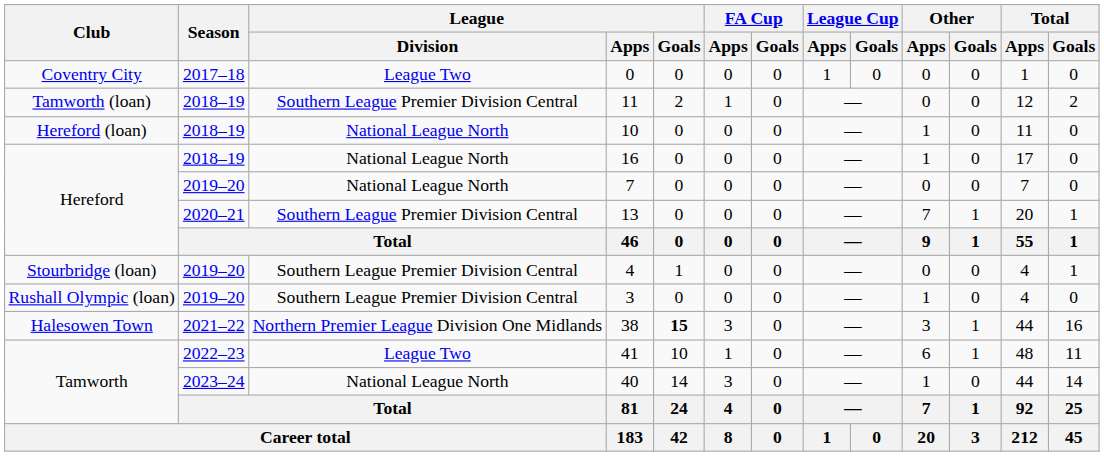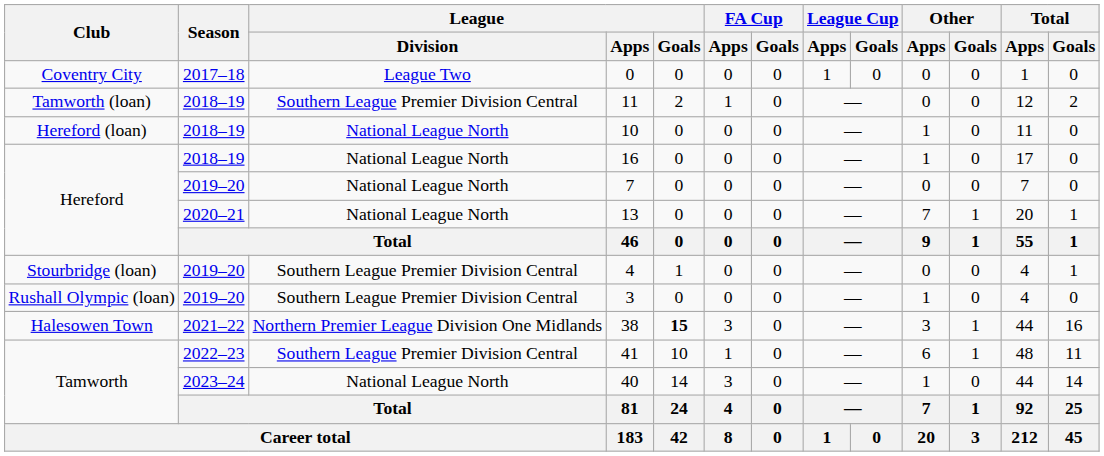(427, 213) Southern League Premier Division Central -> (427, 213) National League North
(427, 353) League Two -> (427, 353) Southern League Premier Division Central
